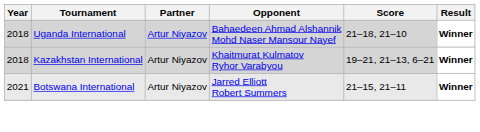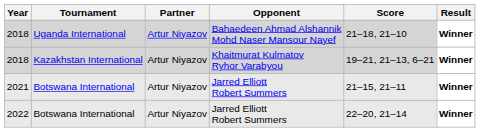+ row: (18, 114)
